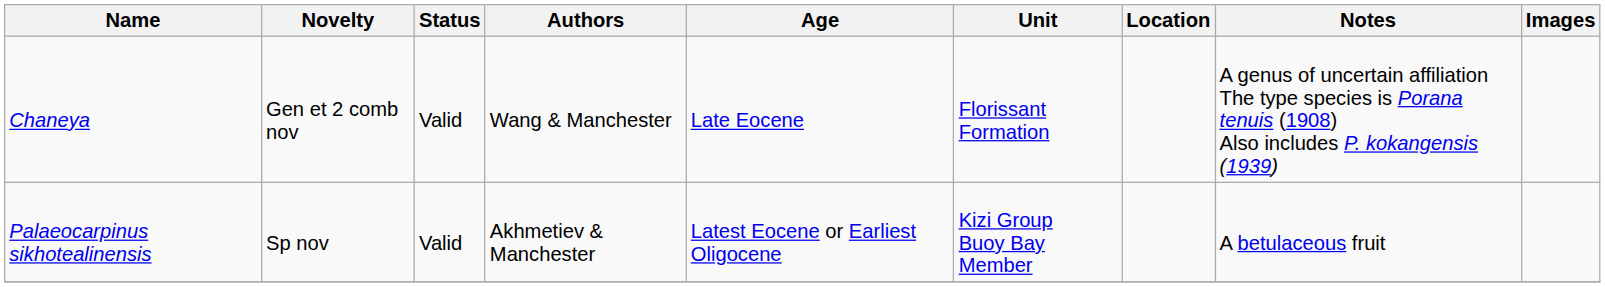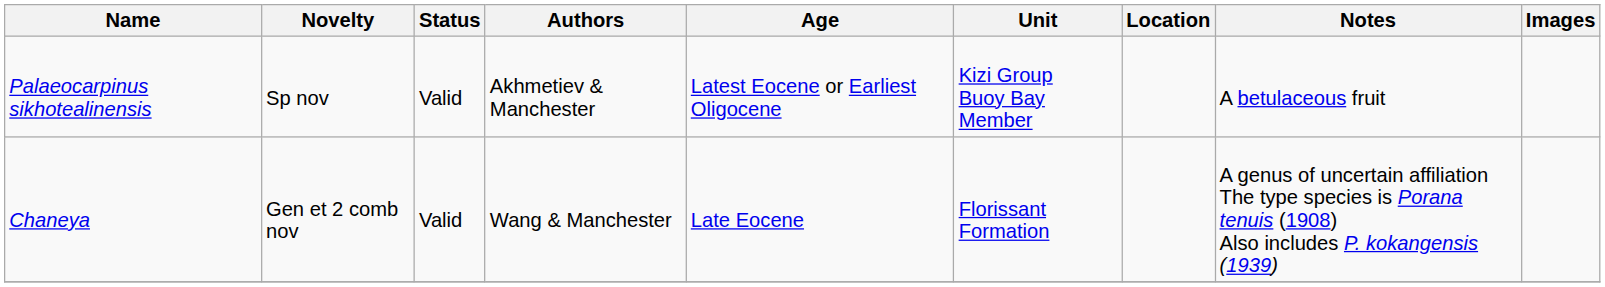rows swapped: (50, 120) <-> (80, 243)
